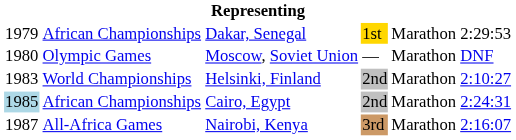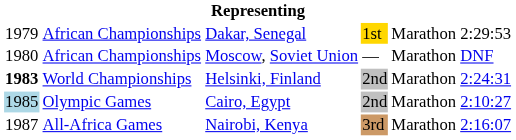(97, 56) Olympic Games -> (122, 56) African Championships
(22, 79) normal -> (22, 79) bold
(486, 79) 2:10:27 -> (486, 79) 2:24:31
(122, 101) African Championships -> (97, 101) Olympic Games
(486, 101) 2:24:31 -> (486, 101) 2:10:27
